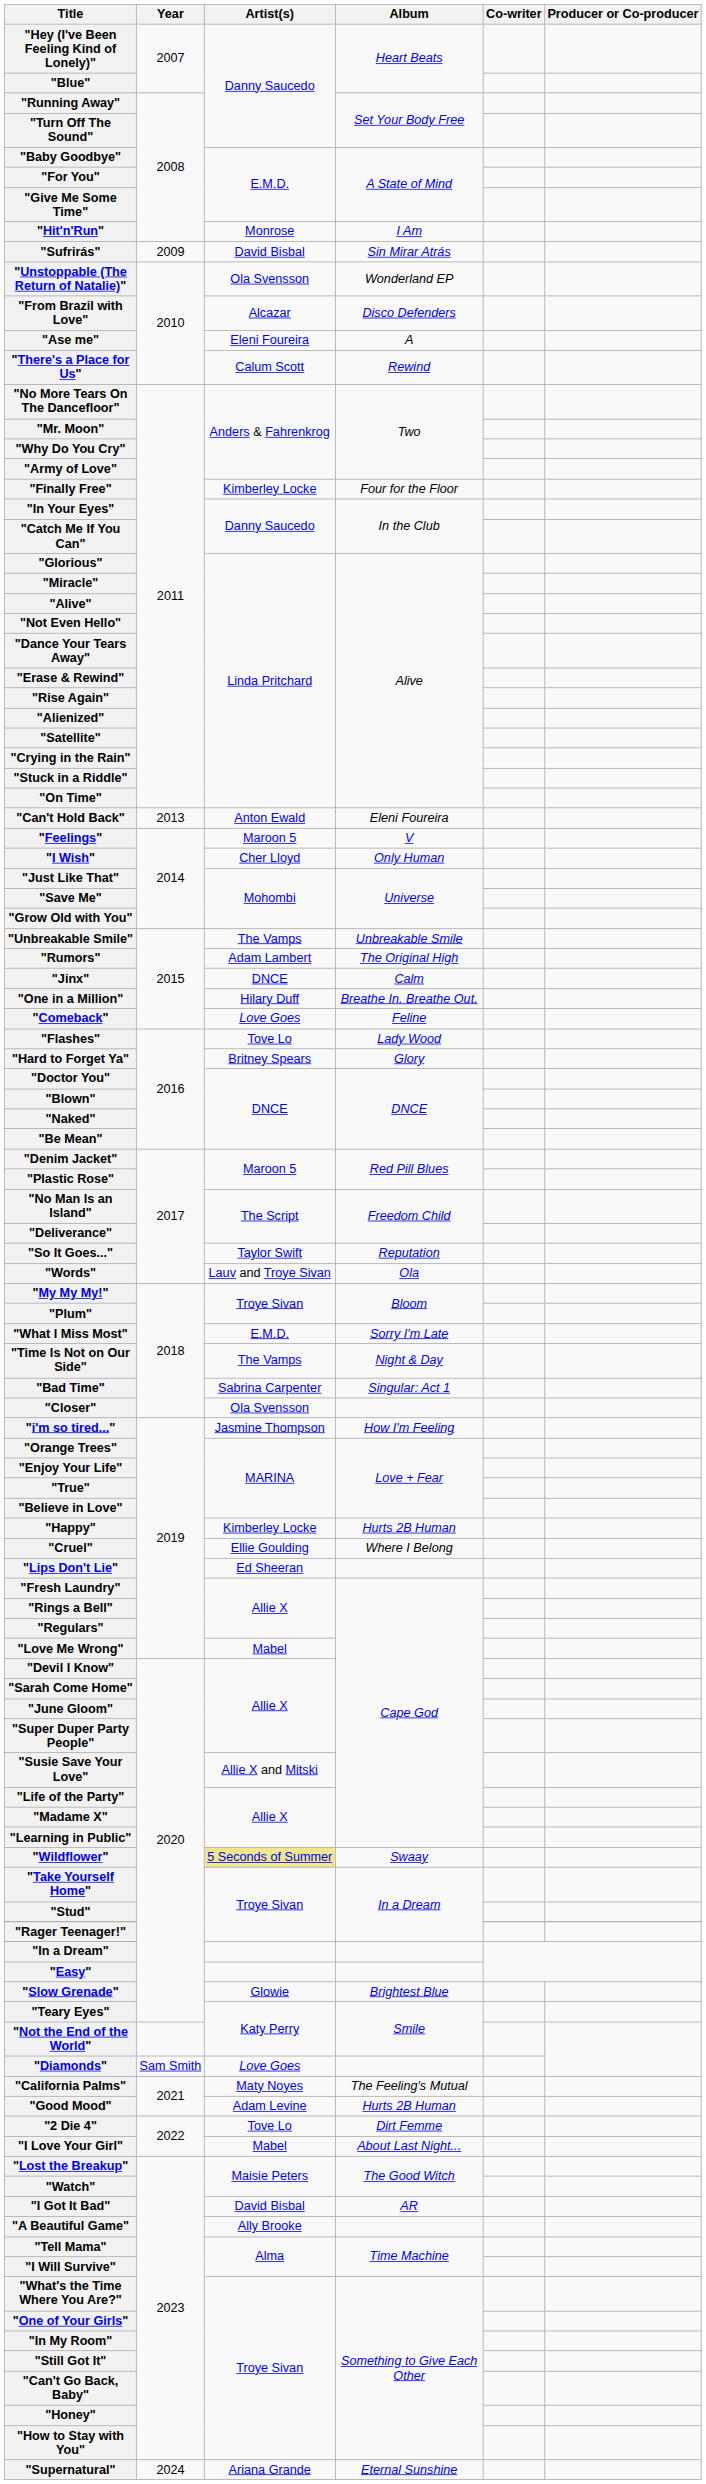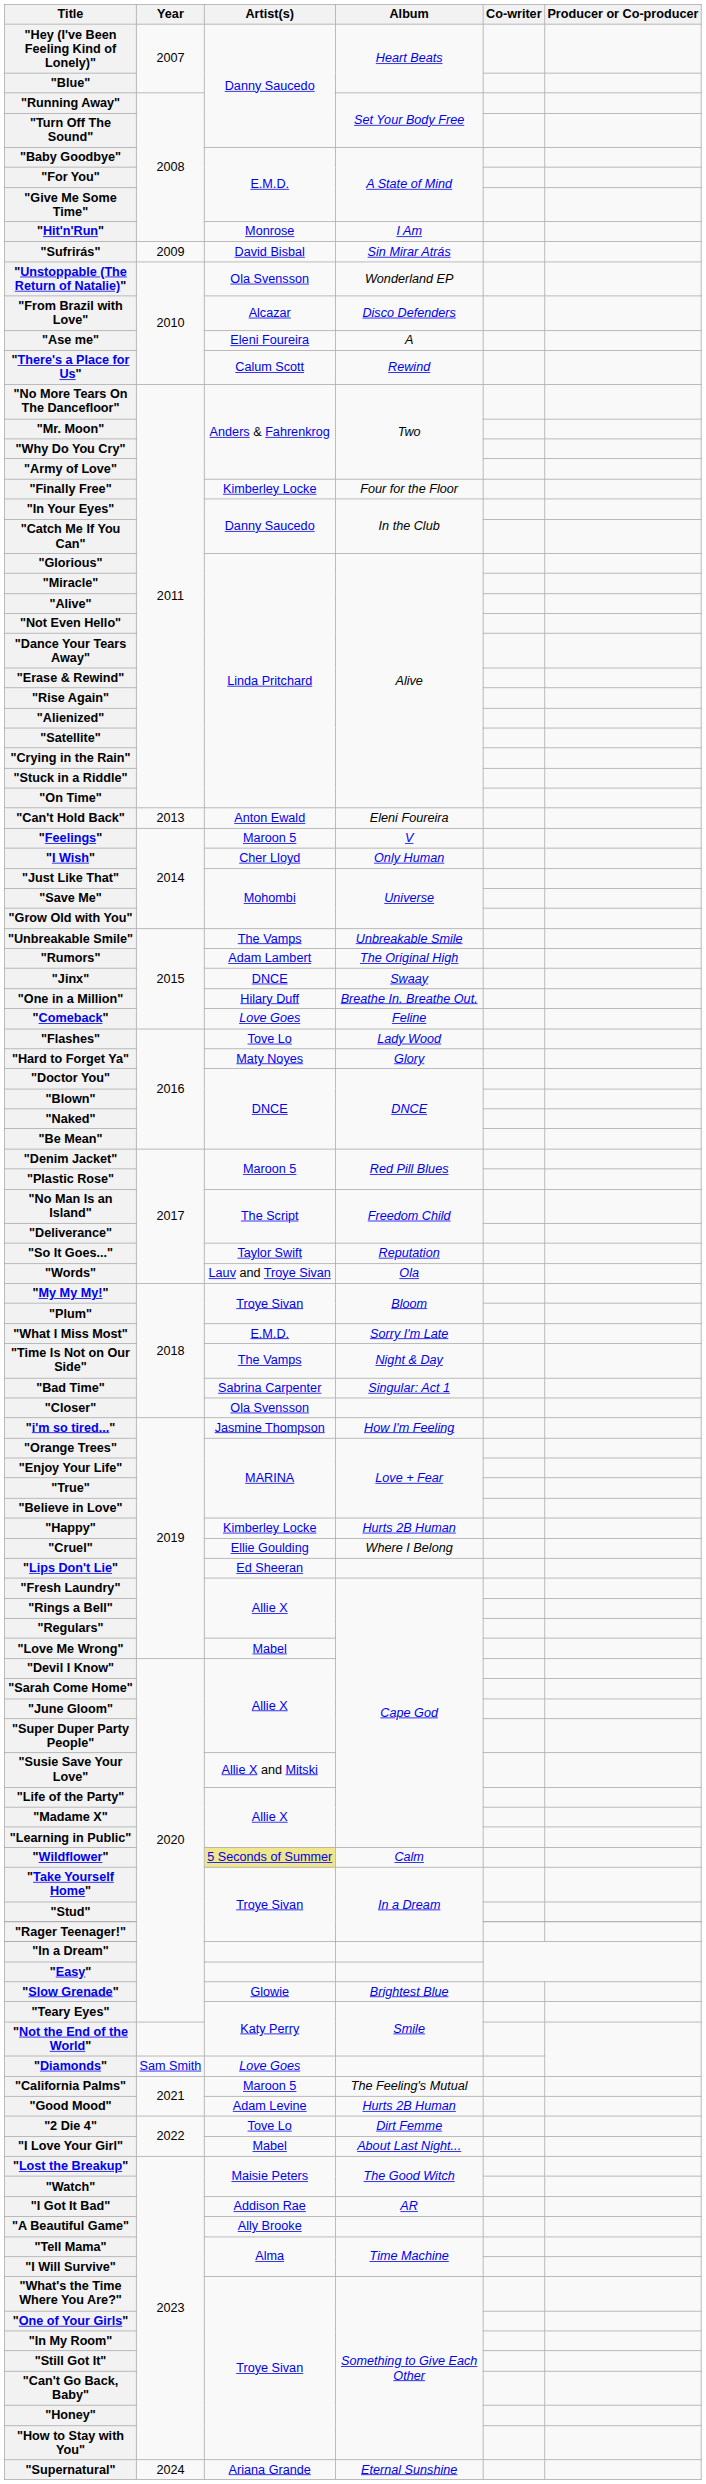(409, 978) Calm -> (409, 978) Swaay
(270, 1058) Britney Spears -> (270, 1058) Maty Noyes
(409, 1857) Swaay -> (409, 1857) Calm
(270, 2086) Maty Noyes -> (270, 2086) Maroon 5
(270, 2206) David Bisbal -> (270, 2206) Addison Rae
